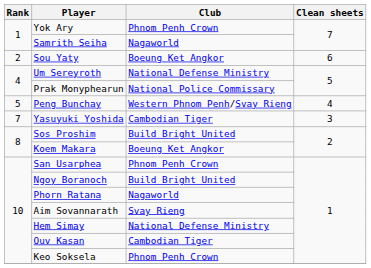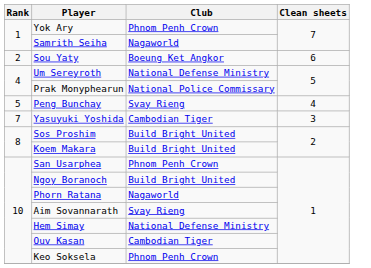(210, 104) Western Phnom Penh/Svay Rieng -> (156, 104) Svay Rieng
(176, 149) Boeung Ket Angkor -> (182, 149) Build Bright United
